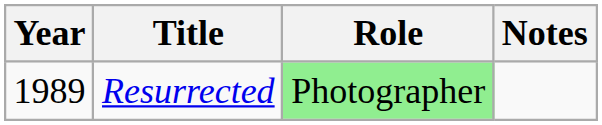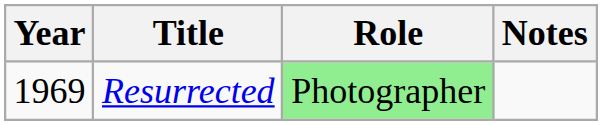(49, 90) 1989 -> (49, 90) 1969
